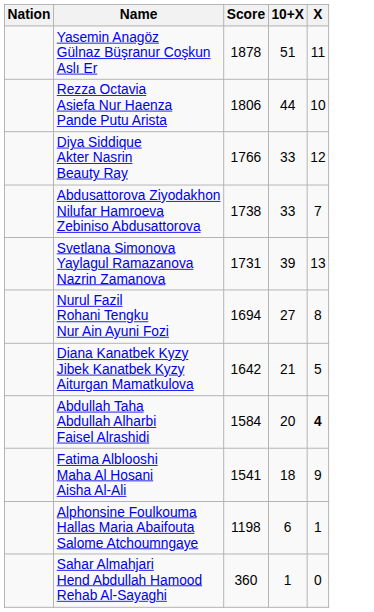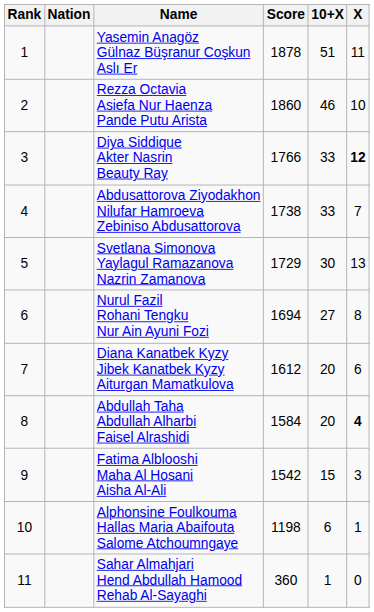+ column: (24, 15)
(246, 105) 1806 -> (286, 105) 1860
(288, 105) 44 -> (328, 105) 46
(318, 158) normal -> (358, 158) bold
(246, 263) 1731 -> (286, 263) 1729
(288, 263) 39 -> (328, 263) 30
(246, 369) 1642 -> (286, 369) 1612
(288, 369) 21 -> (328, 369) 20
(318, 369) 5 -> (358, 369) 6
(246, 474) 1541 -> (286, 474) 1542
(288, 474) 18 -> (328, 474) 15
(318, 474) 9 -> (358, 474) 3
